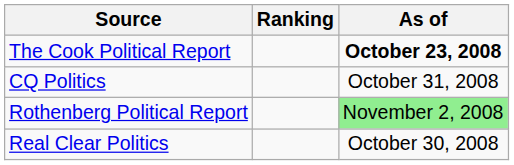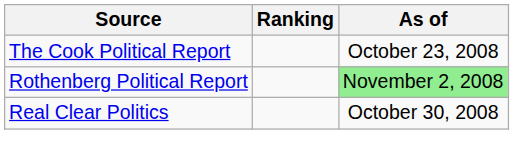(423, 50) bold -> (423, 50) normal
- row: (57, 81)
